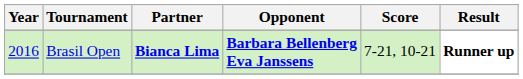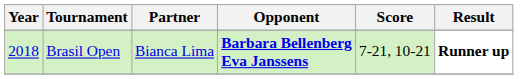(24, 52) 2016 -> (24, 52) 2018
(177, 52) bold -> (175, 52) normal
